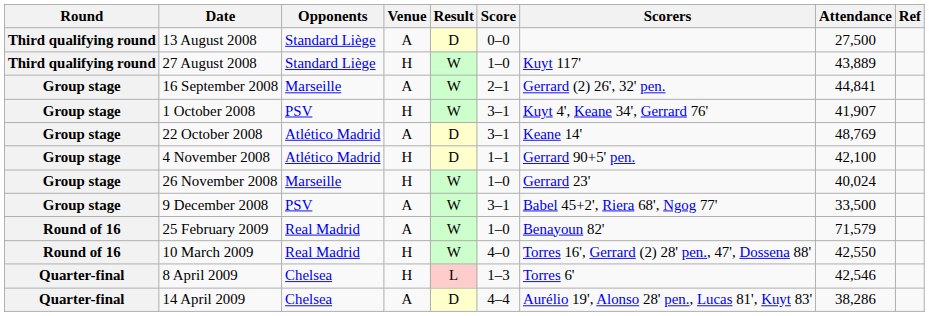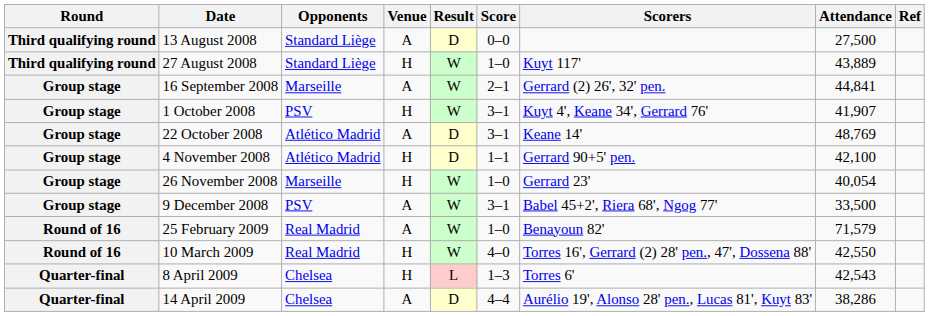(855, 181) 40,024 -> (855, 181) 40,054
(855, 275) 42,546 -> (855, 275) 42,543
